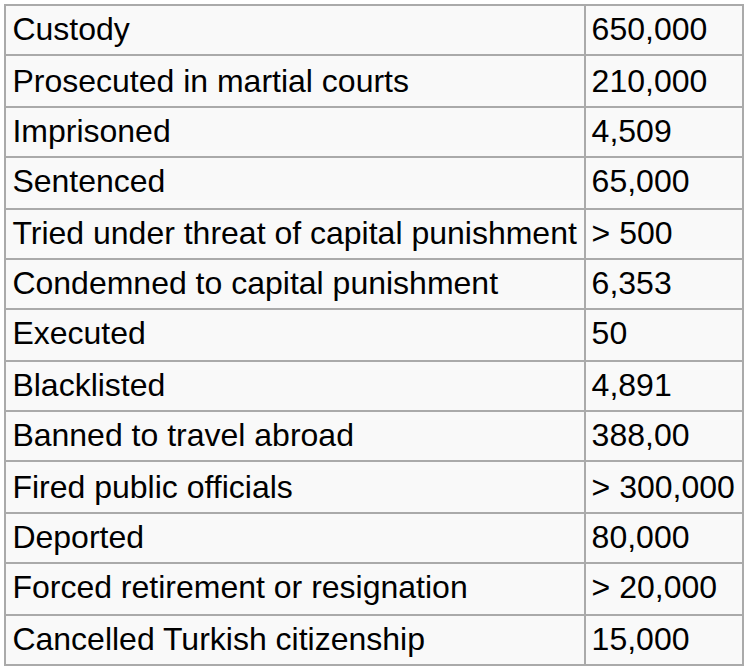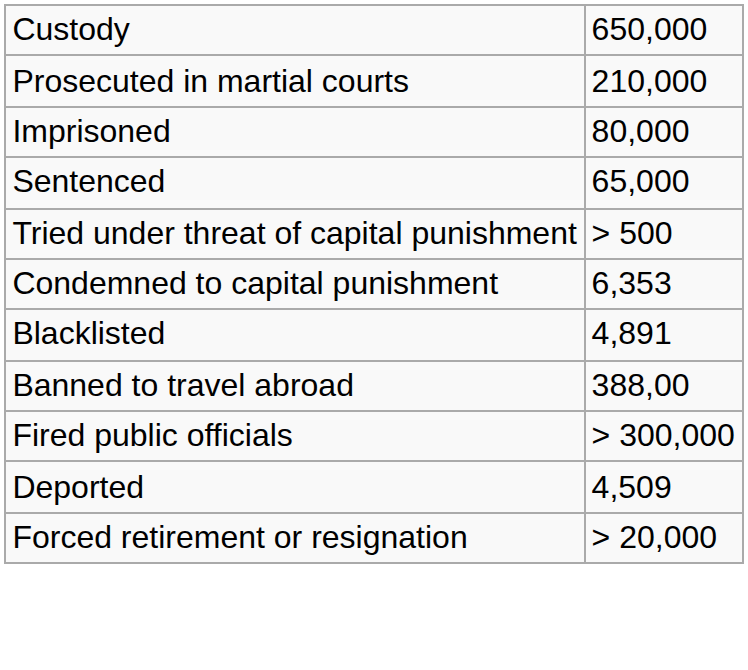(632, 131) 4,509 -> (641, 131) 80,000
- row: (79, 334)
(641, 537) 80,000 -> (632, 486) 4,509
- row: (219, 638)
